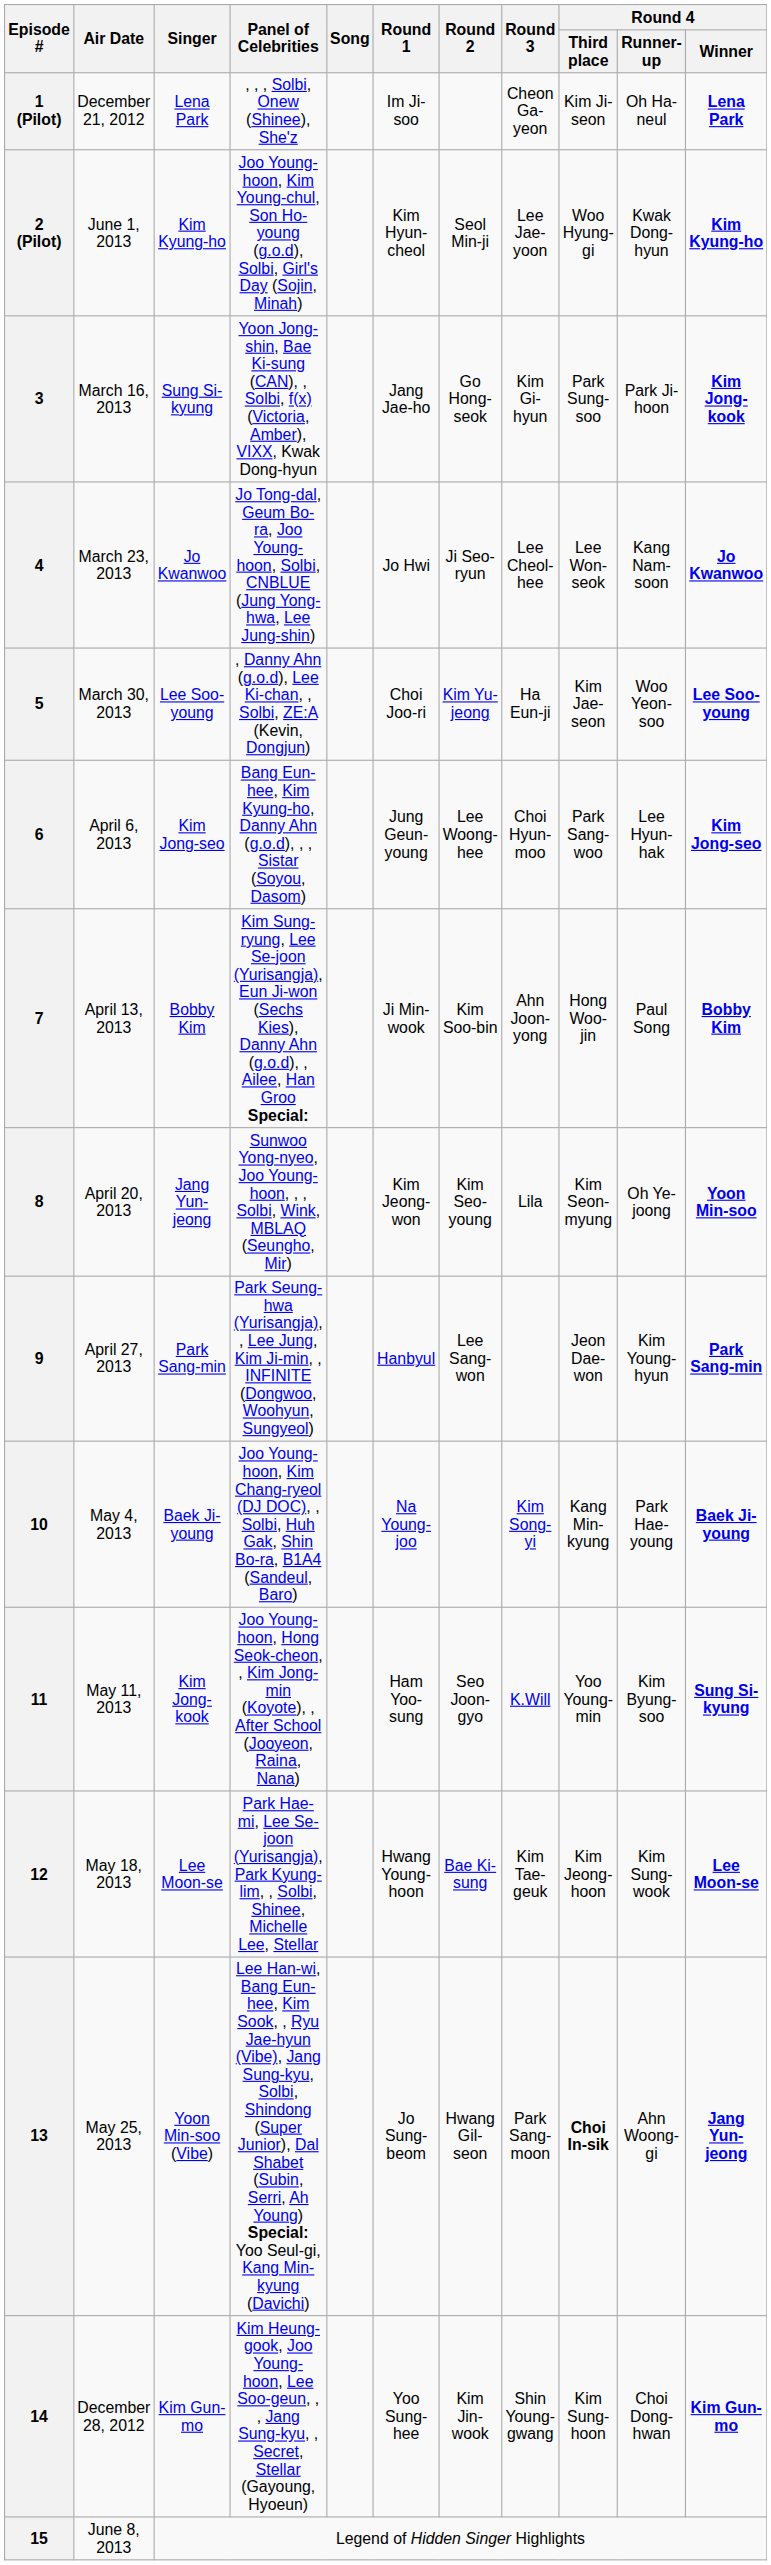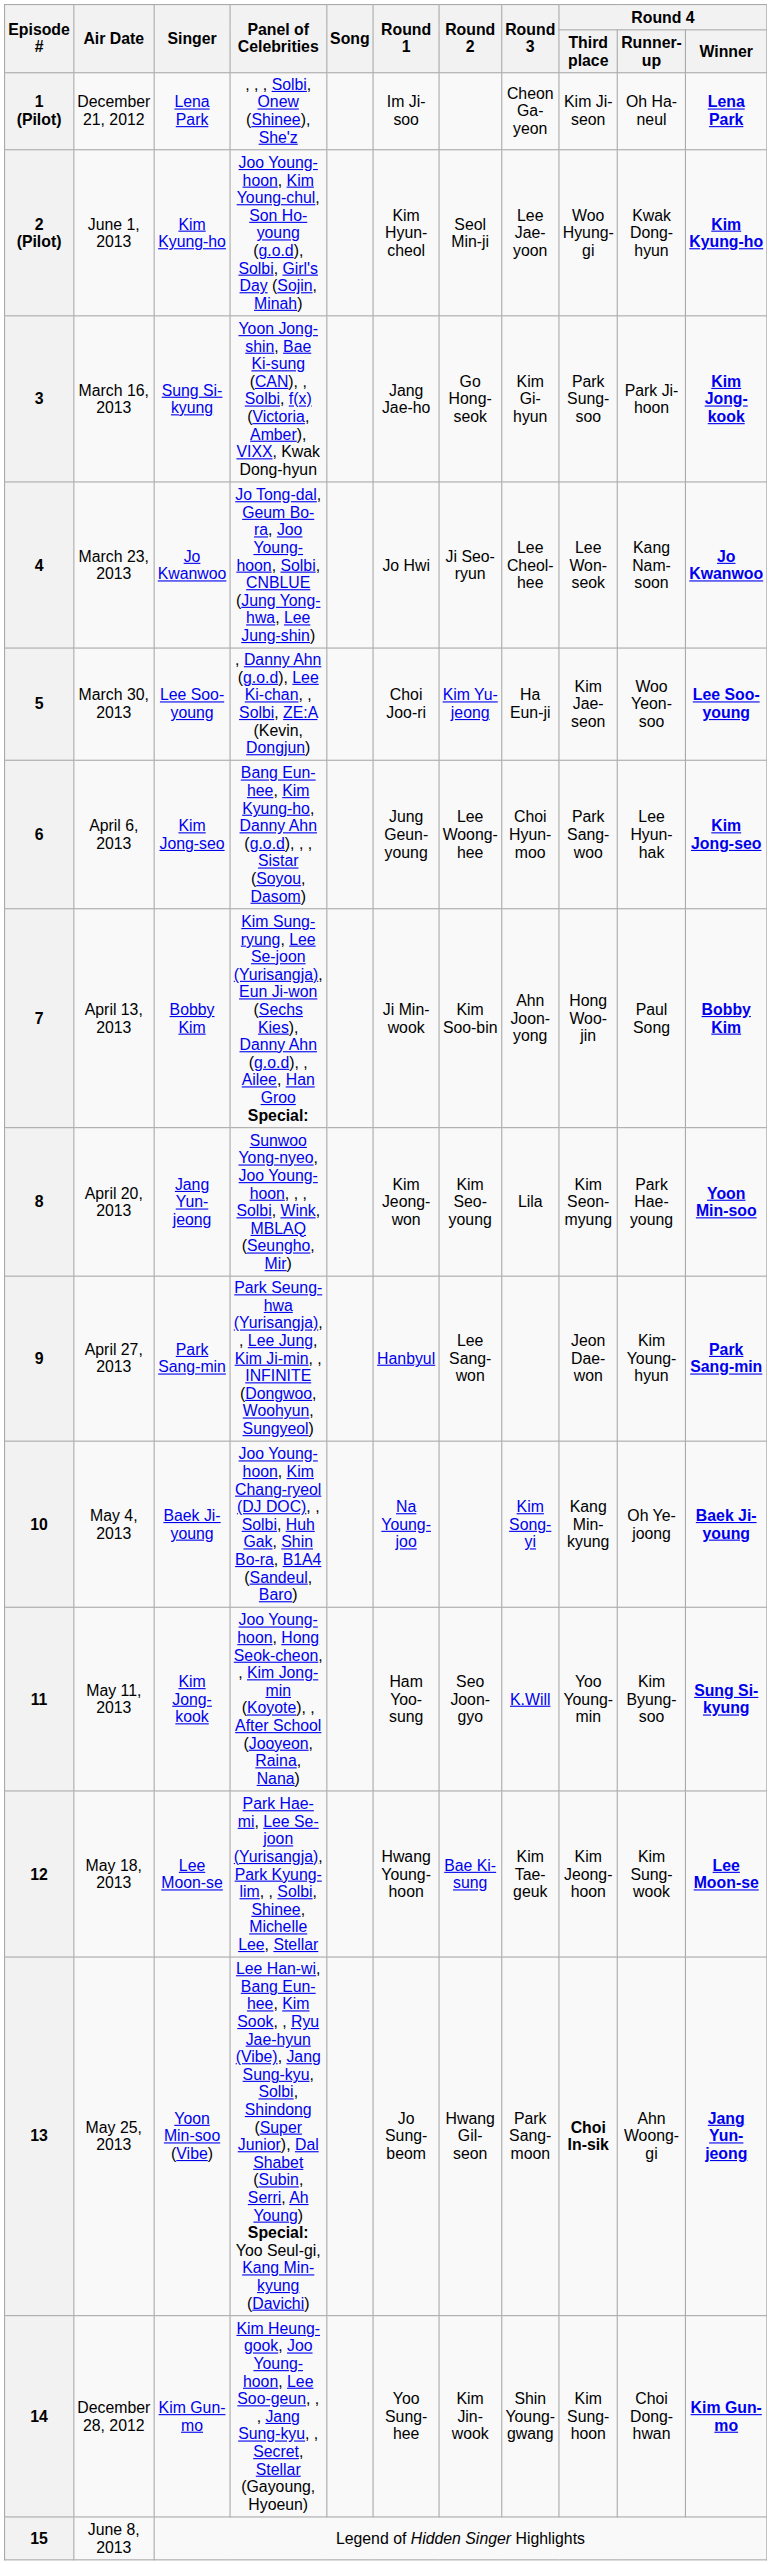(652, 1202) Oh Ye-joong -> (652, 1202) Park Hae-young
(652, 1525) Park Hae-young -> (652, 1525) Oh Ye-joong
